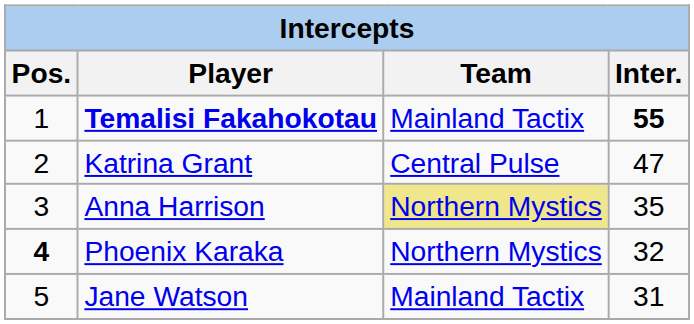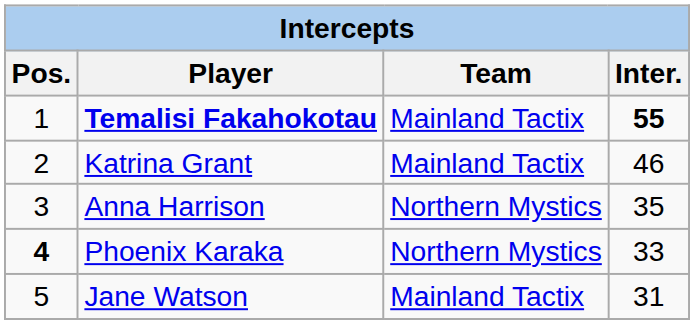(475, 162) Central Pulse -> (487, 162) Mainland Tactix
(649, 162) 47 -> (649, 162) 46
(496, 207) khaki background -> (496, 207) no background
(649, 251) 32 -> (649, 251) 33
